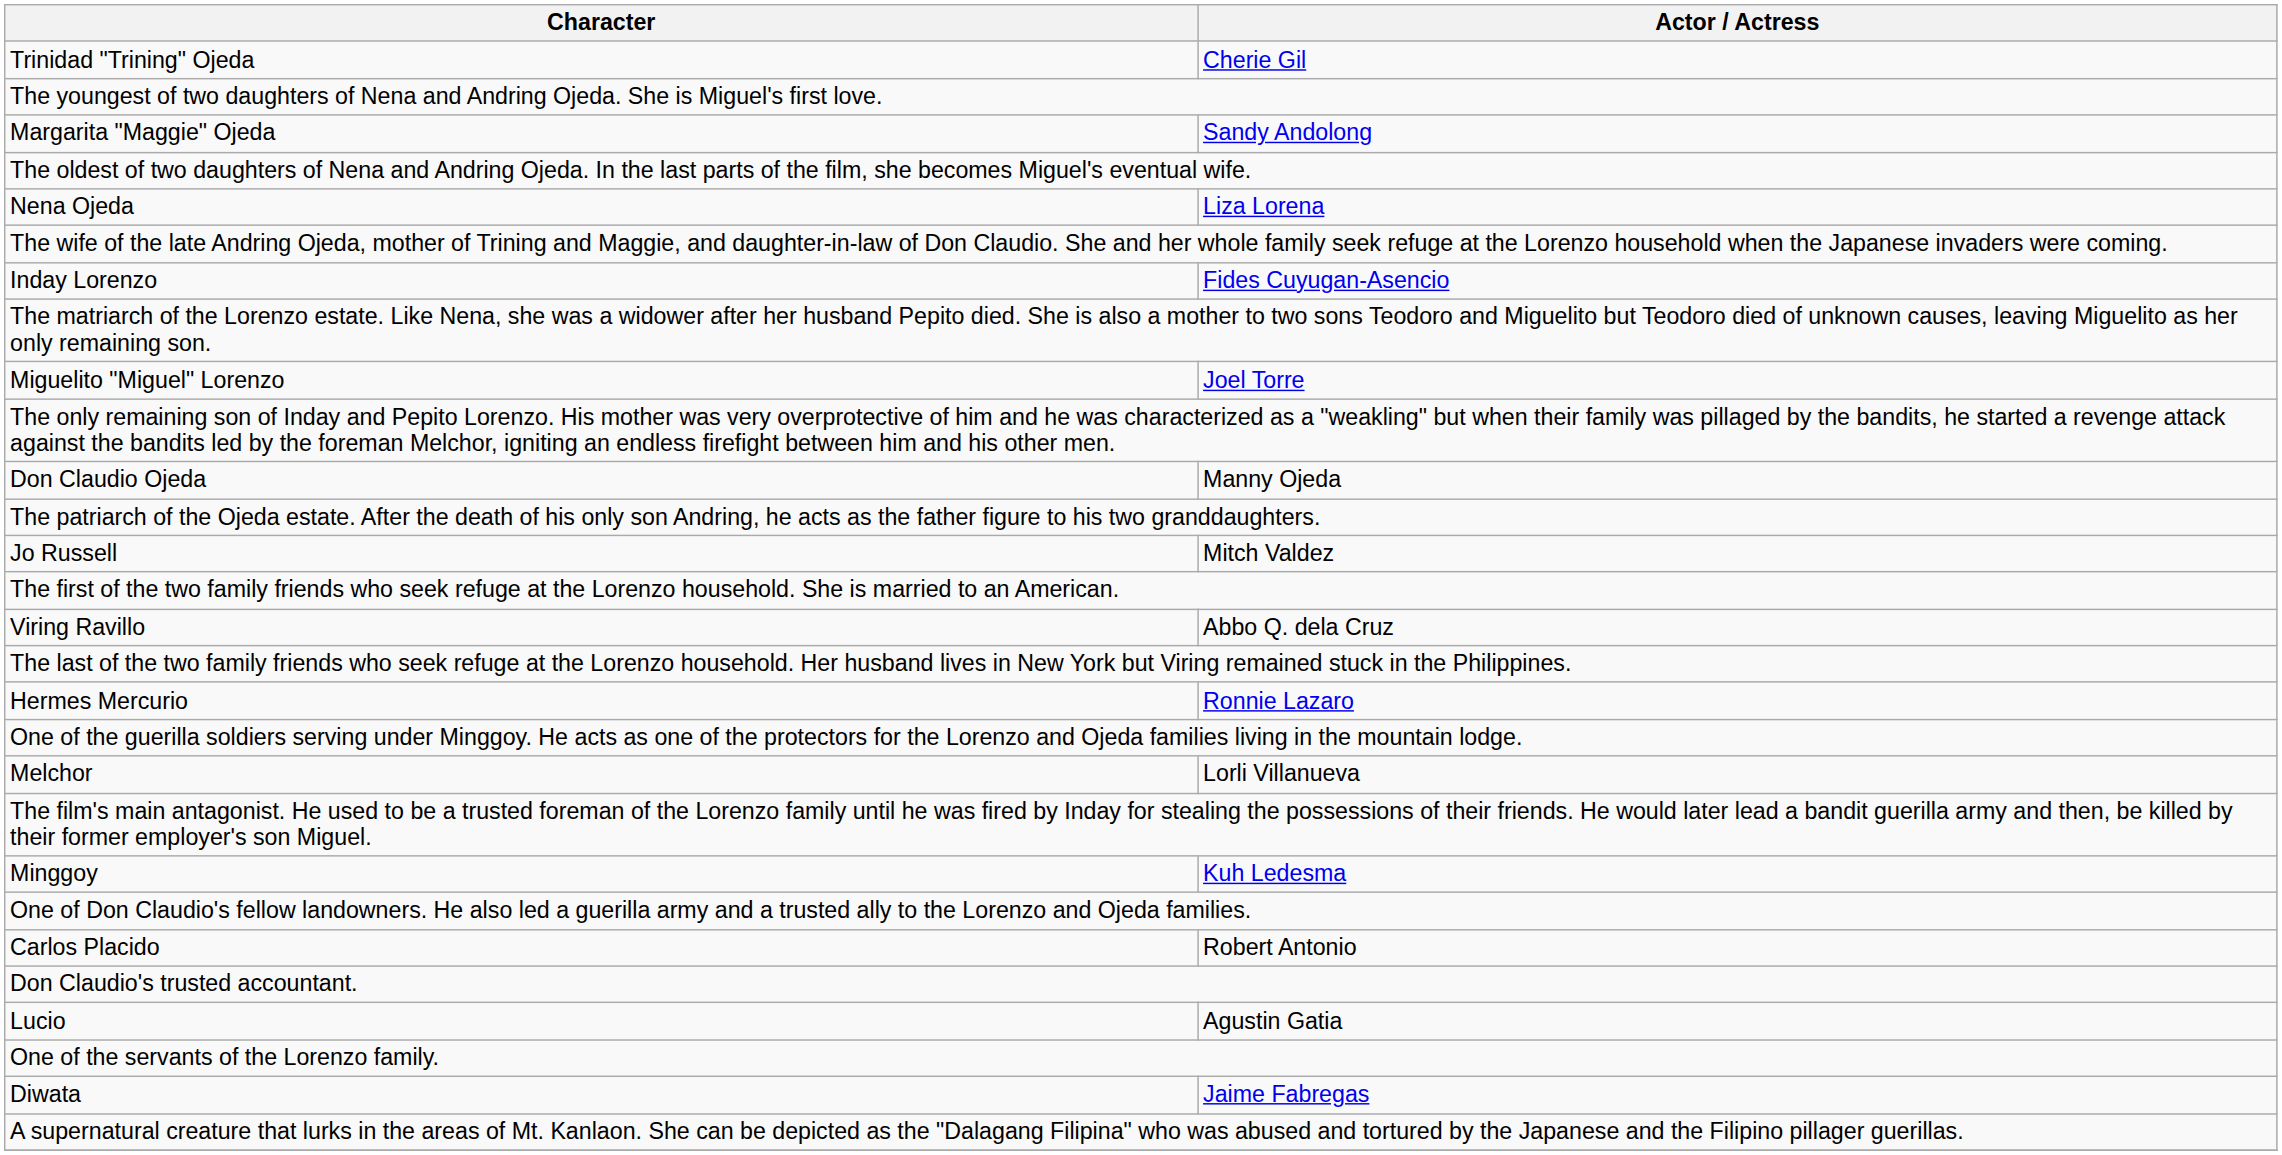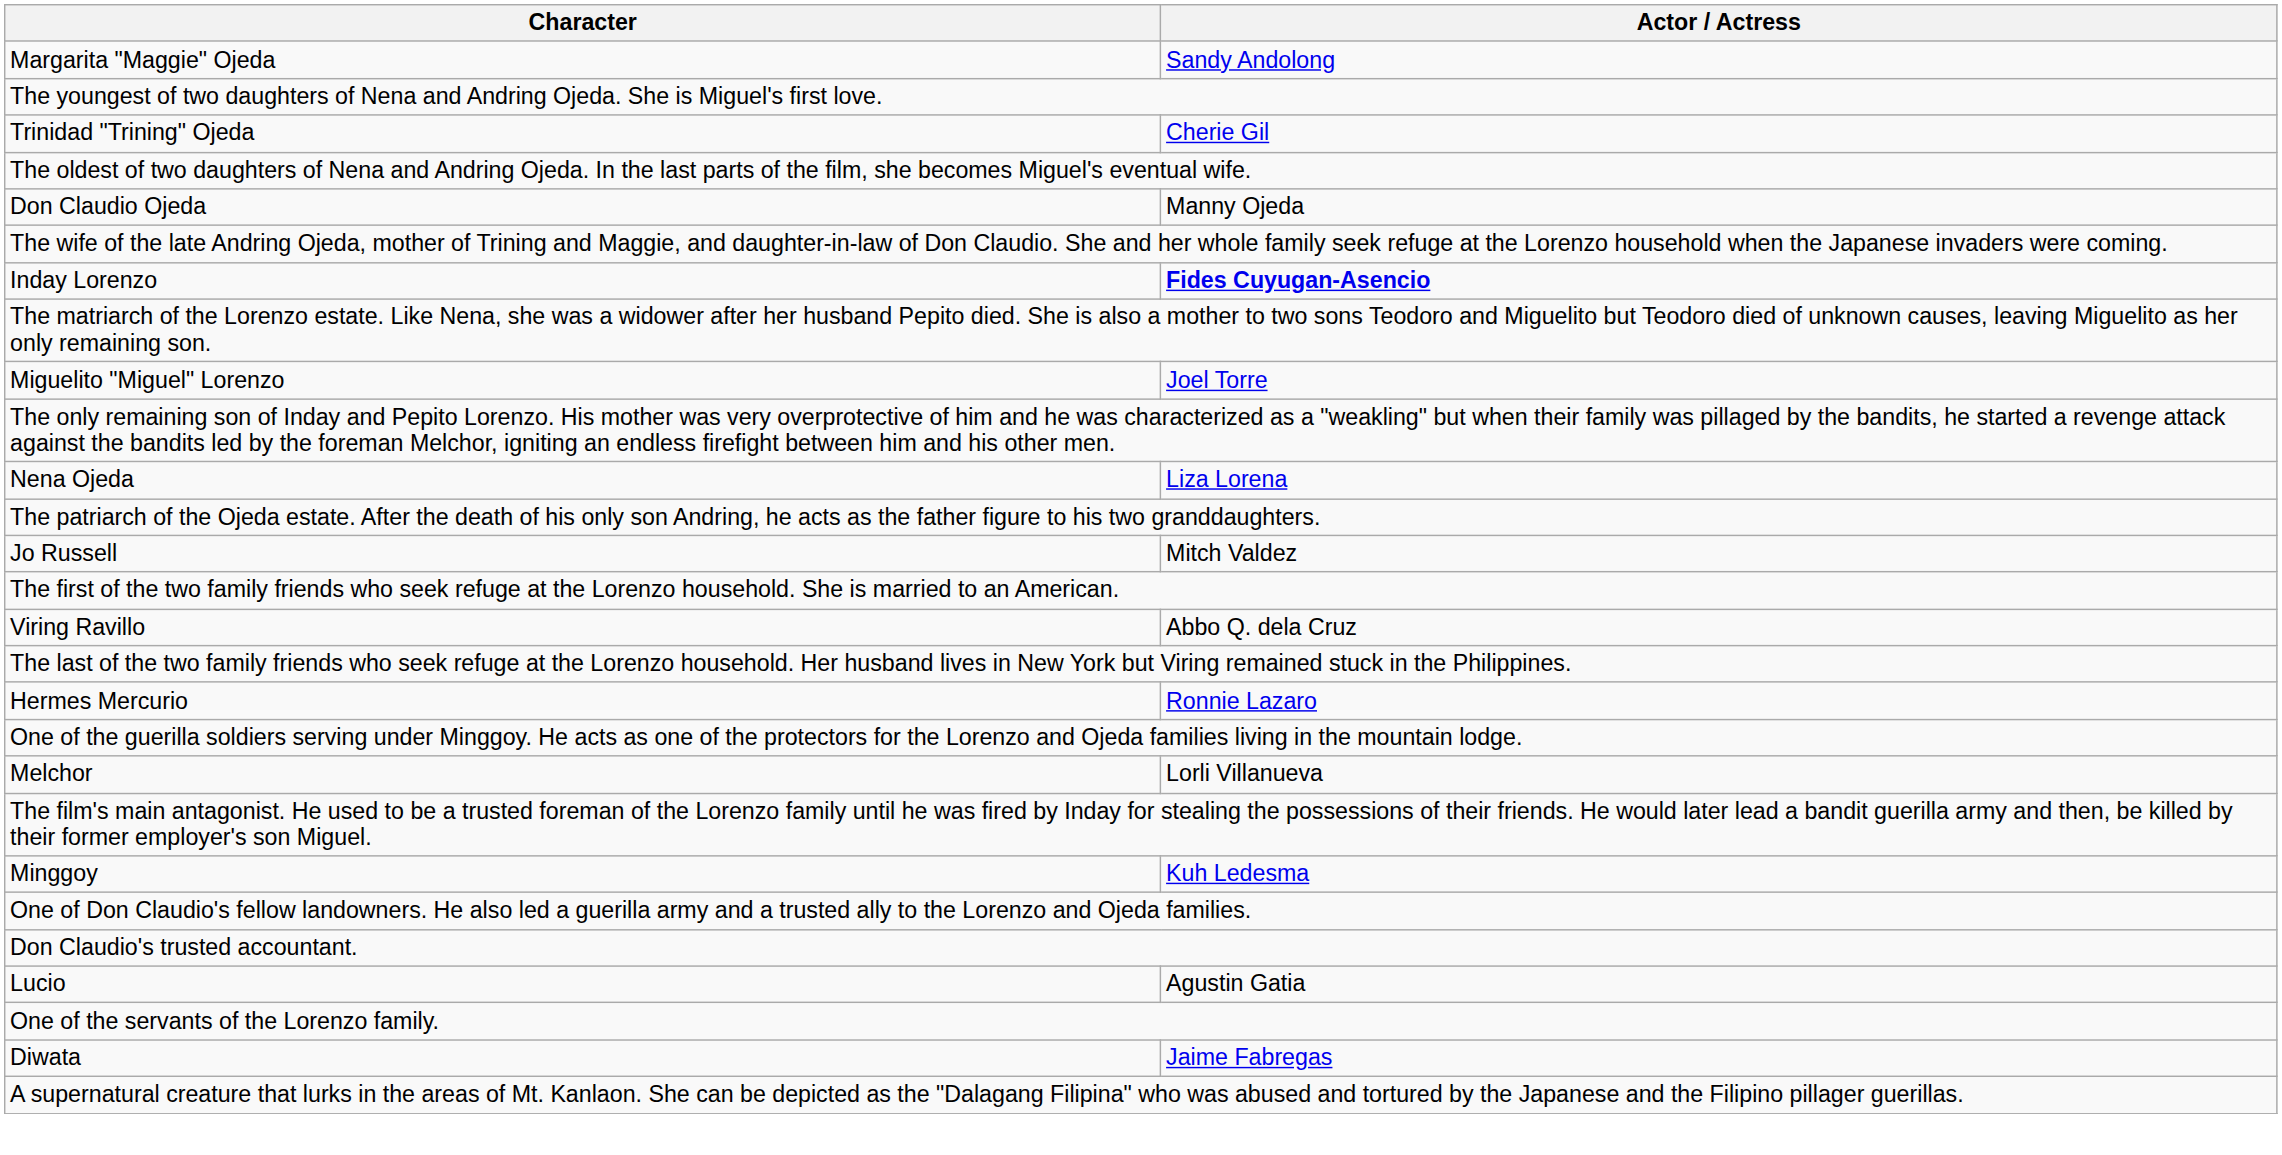rows swapped: (132, 59) <-> (143, 133)
rows swapped: (72, 206) <-> (108, 479)
(1326, 280) normal -> (1298, 280) bold
- row: (85, 947)
